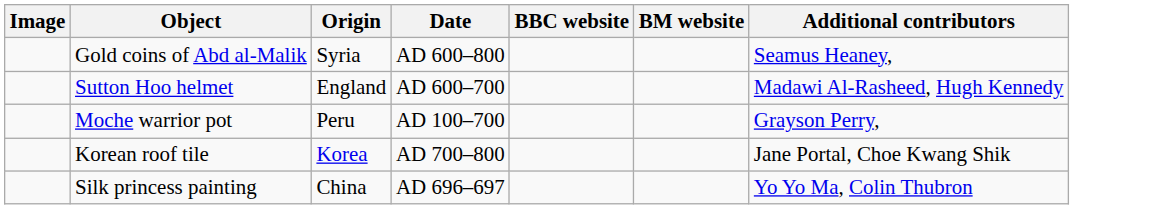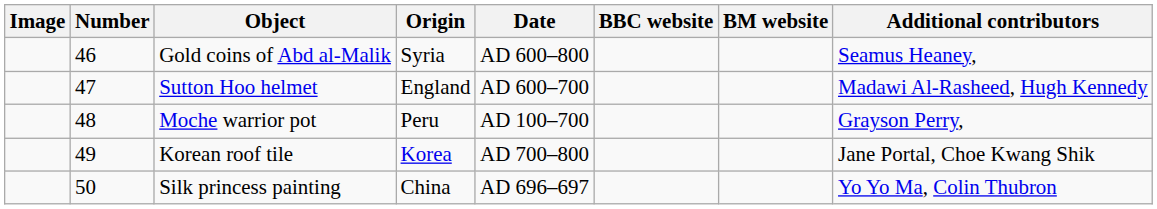+ column: (112, 21)
